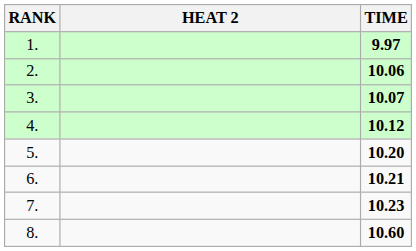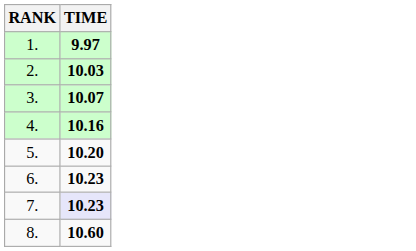- column: (210, 18)
(386, 71) 10.06 -> (86, 71) 10.03
(386, 125) 10.12 -> (86, 125) 10.16
(386, 179) 10.21 -> (86, 179) 10.23
(386, 206) no background -> (86, 206) lavender background
